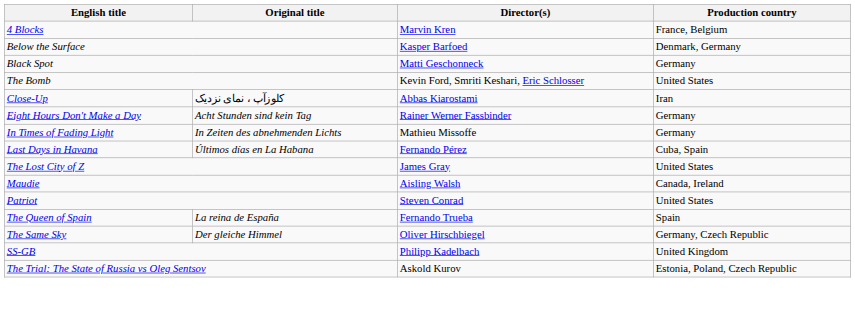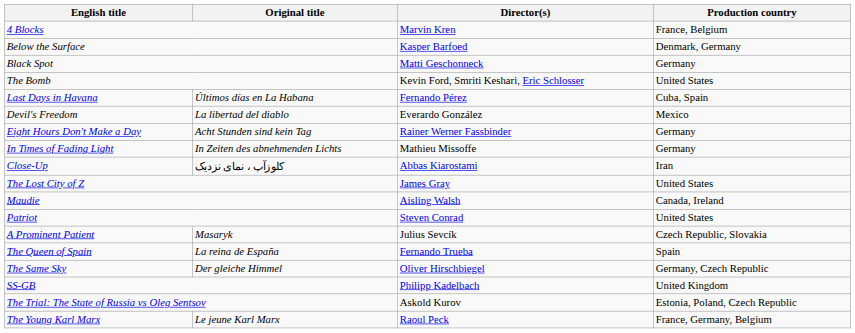rows swapped: (27, 98) <-> (52, 149)
+ row: (42, 115)
+ row: (51, 234)
+ row: (54, 319)
